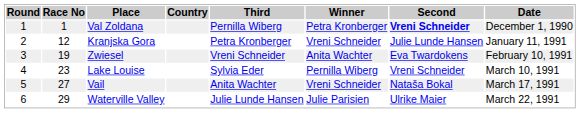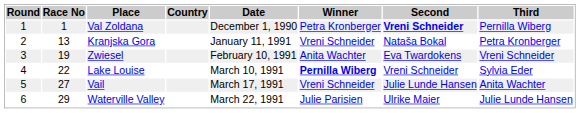columns swapped: (529, 12) <-> (257, 12)
(64, 41) 12 -> (64, 41) 13
(437, 41) Julie Lunde Hansen -> (415, 41) Nataša Bokal
(64, 70) 23 -> (64, 70) 22
(342, 70) normal -> (338, 70) bold
(421, 85) Nataša Bokal -> (430, 85) Julie Lunde Hansen
